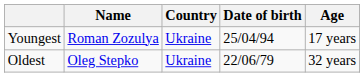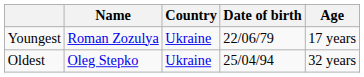(249, 38) 25/04/94 -> (249, 38) 22/06/79
(249, 60) 22/06/79 -> (249, 60) 25/04/94
